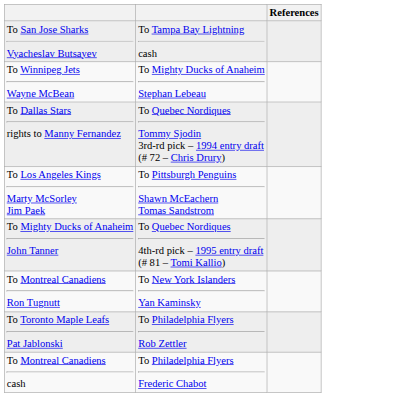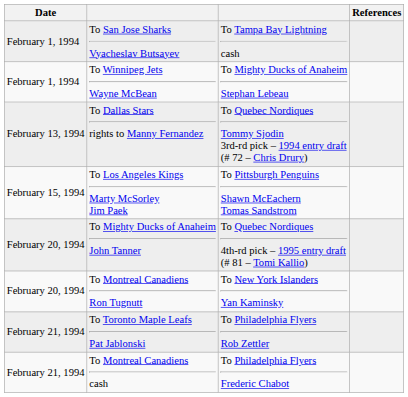+ column: (46, 12)
